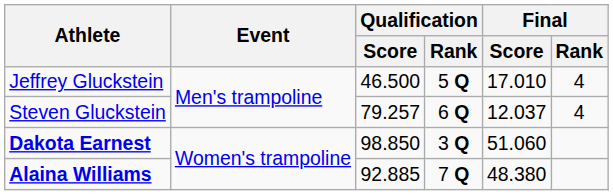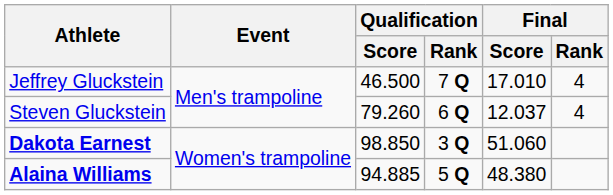(454, 82) 5 Q -> (454, 82) 7 Q
(390, 113) 79.257 -> (390, 113) 79.260
(390, 174) 92.885 -> (390, 174) 94.885
(454, 174) 7 Q -> (454, 174) 5 Q
